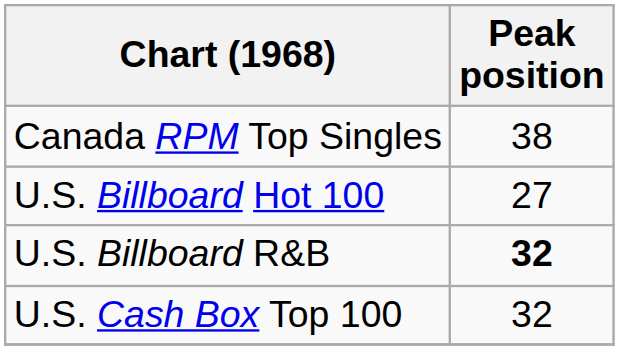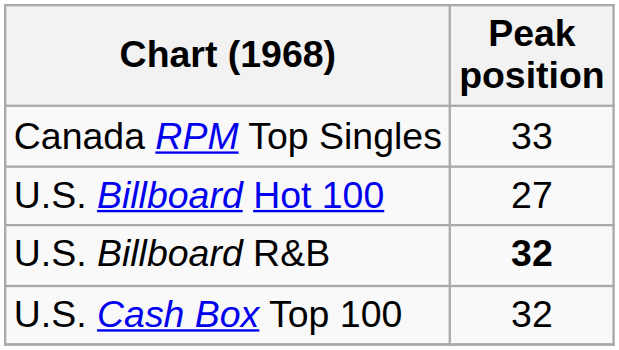(532, 135) 38 -> (532, 135) 33
